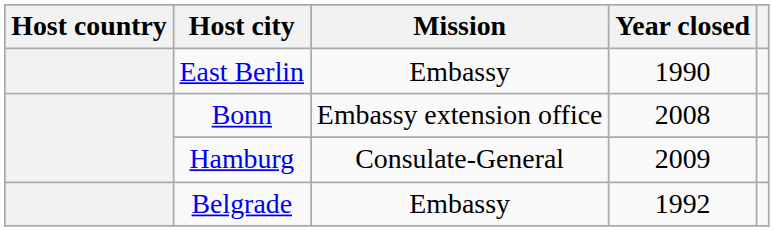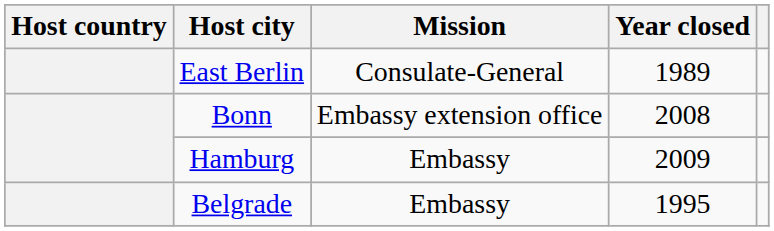(460, 70) Embassy -> (460, 70) Consulate-General
(683, 70) 1990 -> (683, 70) 1989
(460, 159) Consulate-General -> (460, 159) Embassy
(683, 203) 1992 -> (683, 203) 1995
